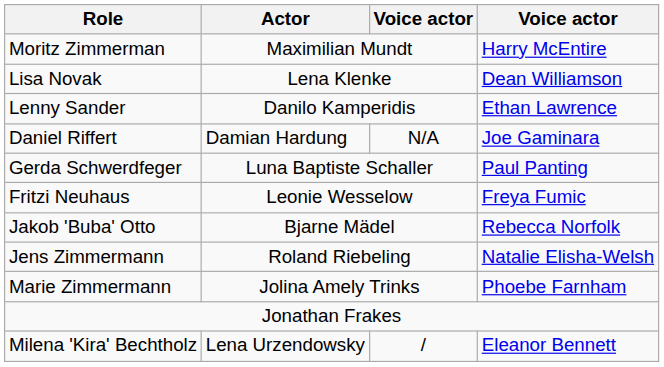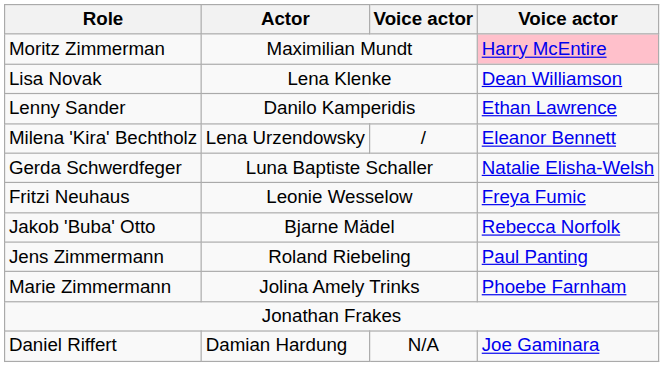(544, 49) no background -> (544, 49) pink background
rows swapped: (63, 138) <-> (103, 345)
(535, 167) Paul Panting -> (568, 167) Natalie Elisha-Welsh
(568, 256) Natalie Elisha-Welsh -> (535, 256) Paul Panting
